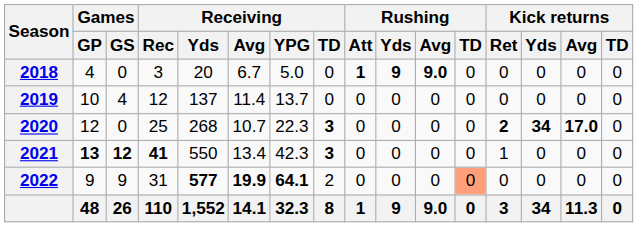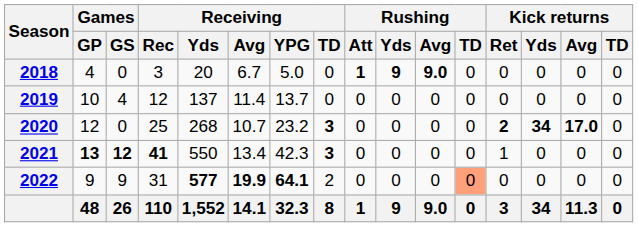(292, 126) 22.3 -> (292, 126) 23.2
